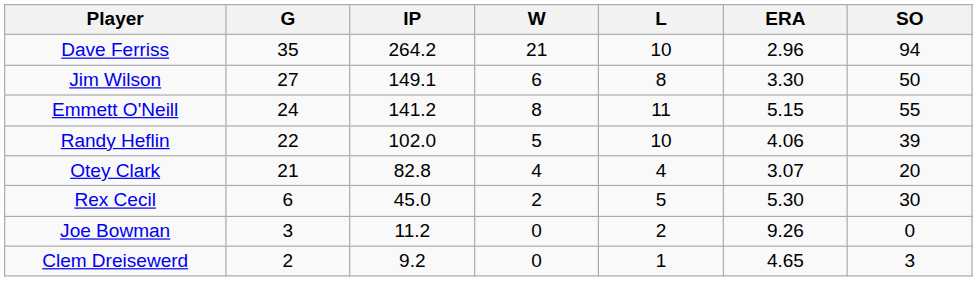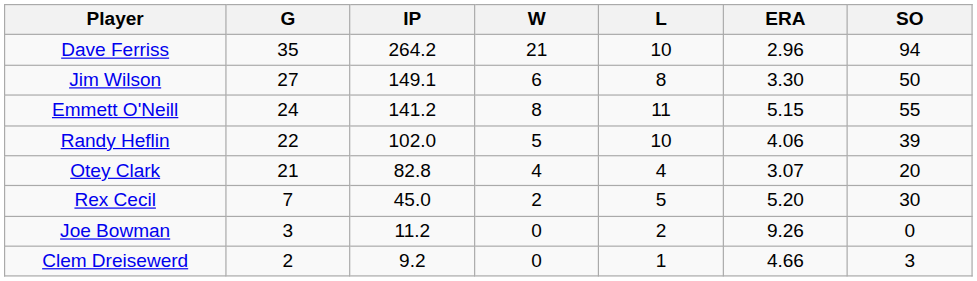(288, 200) 6 -> (288, 200) 7
(785, 200) 5.30 -> (785, 200) 5.20
(785, 261) 4.65 -> (785, 261) 4.66
